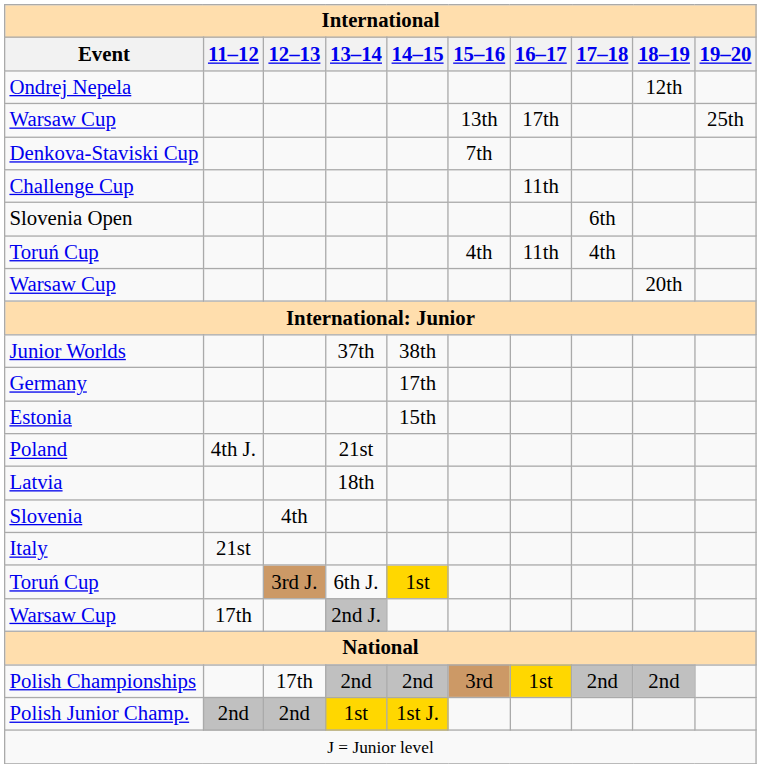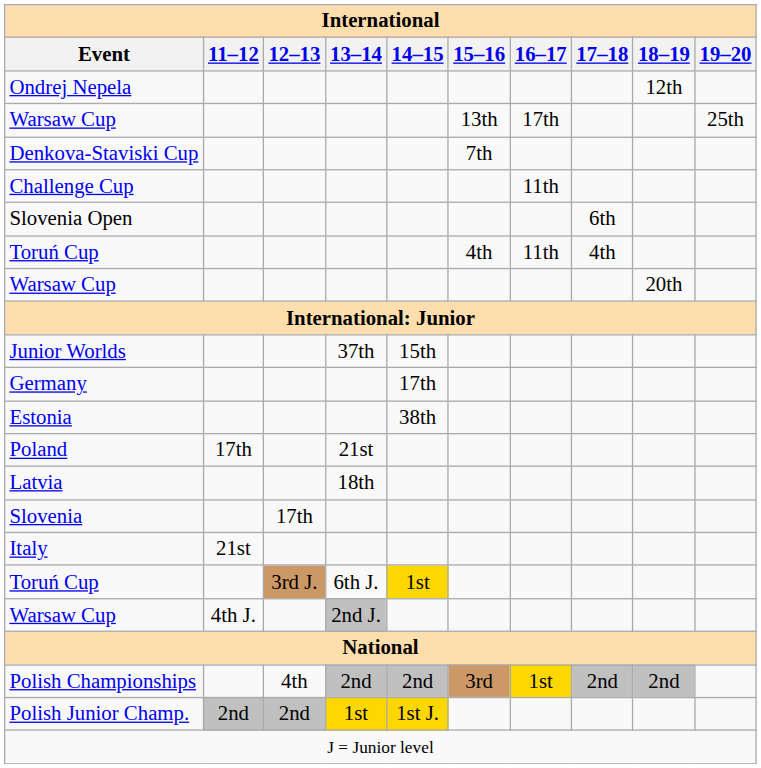(418, 350) 38th -> (418, 350) 15th
(418, 416) 15th -> (418, 416) 38th
(233, 449) 4th J. -> (233, 449) 17th
(294, 515) 4th -> (294, 515) 17th
(233, 614) 17th -> (233, 614) 4th J.
(294, 680) 17th -> (294, 680) 4th
